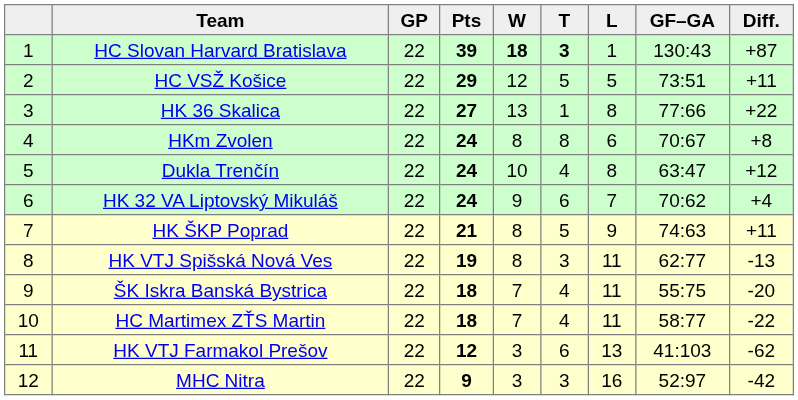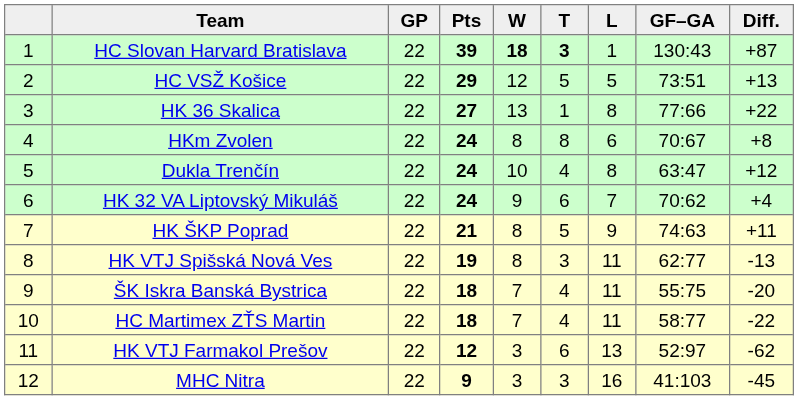(761, 80) +11 -> (761, 80) +13
(682, 350) 41:103 -> (682, 350) 52:97
(682, 380) 52:97 -> (682, 380) 41:103
(761, 380) -42 -> (761, 380) -45
